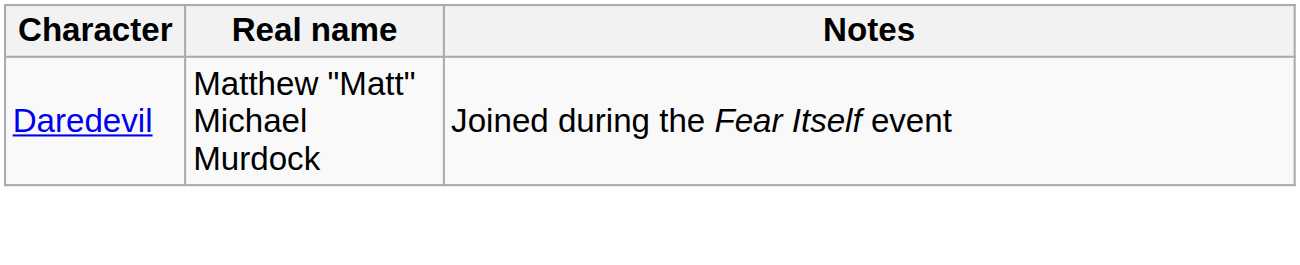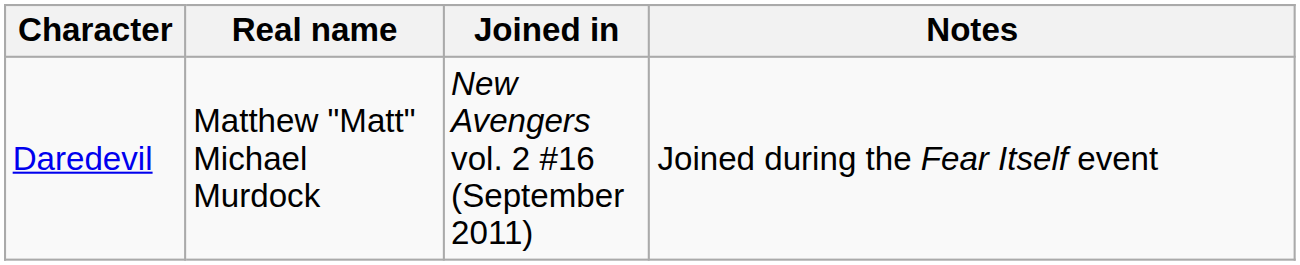+ column: (547, 30)
